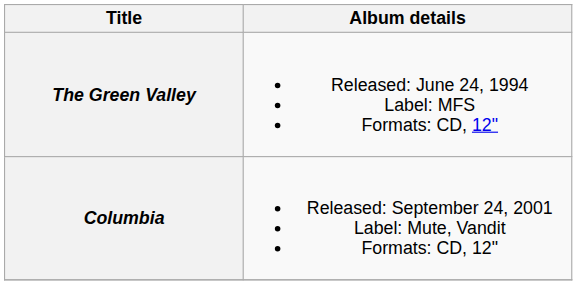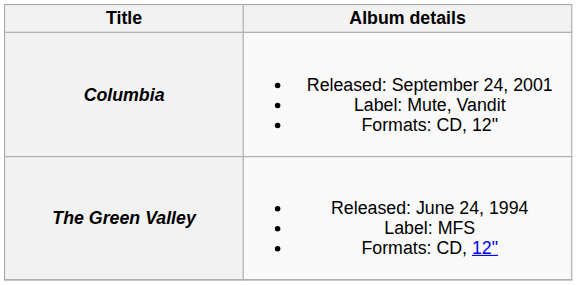rows swapped: (124, 94) <-> (124, 218)
